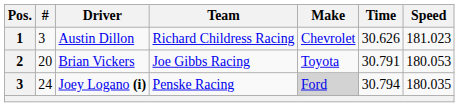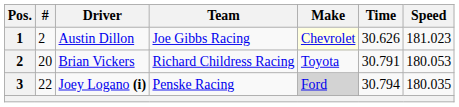(42, 38) 3 -> (42, 38) 2
(223, 38) Richard Childress Racing -> (201, 38) Joe Gibbs Racing
(328, 38) no background -> (328, 38) lightyellow background
(201, 61) Joe Gibbs Racing -> (223, 61) Richard Childress Racing
(45, 84) 24 -> (45, 84) 22
